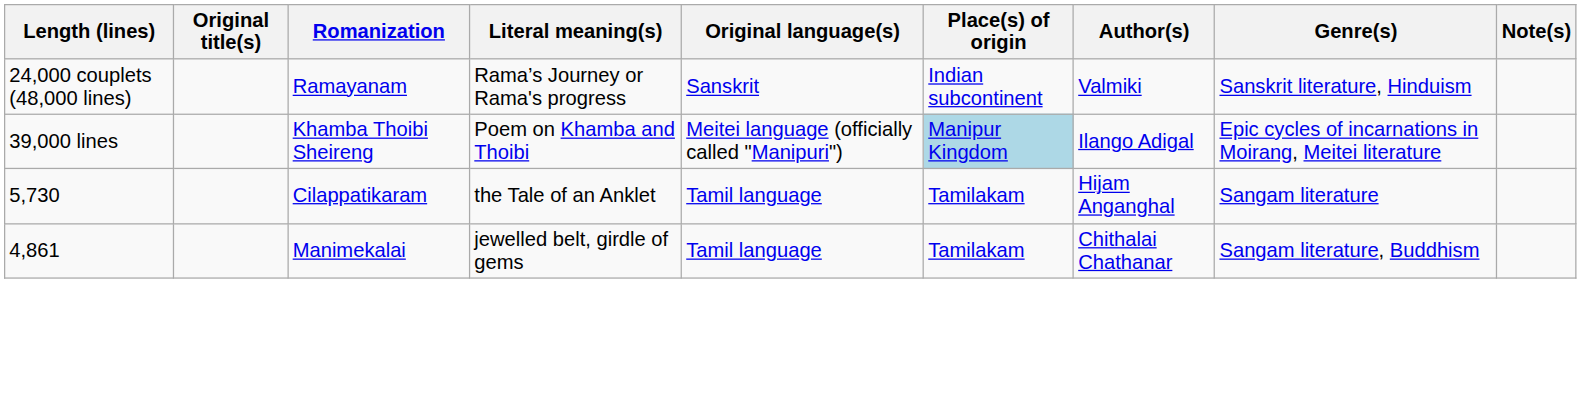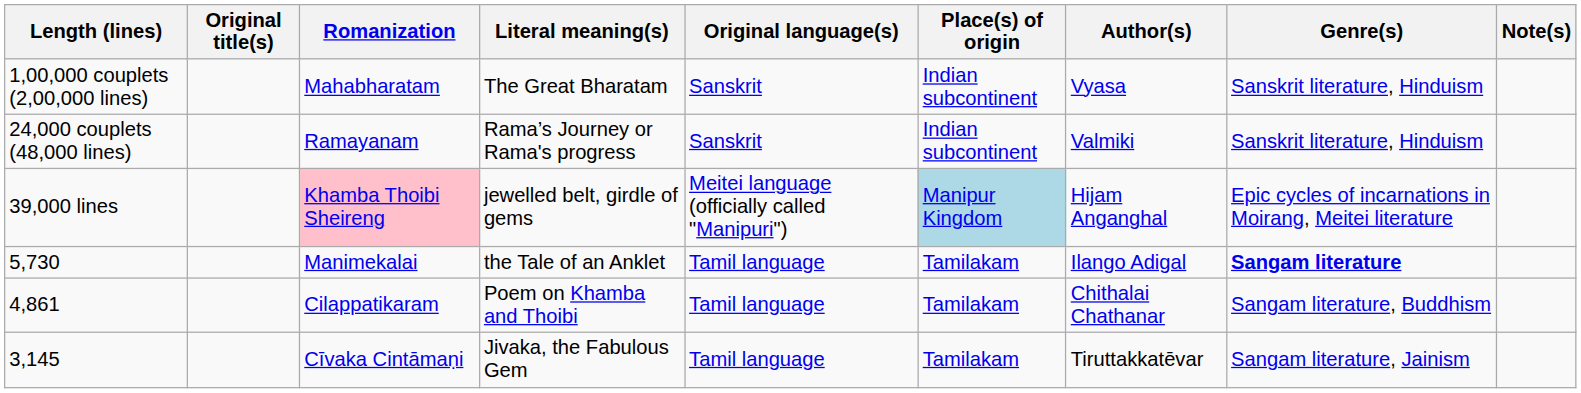+ row: (89, 86)
(360, 141) no background -> (372, 207) pink background
(575, 141) Poem on Khamba and Thoibi -> (581, 207) jewelled belt, girdle of gems
(1136, 141) Ilango Adigal -> (1119, 207) Hijam Anganghal
(360, 195) Cilappatikaram -> (361, 261) Manimekalai
(1126, 195) Hijam Anganghal -> (1129, 261) Ilango Adigal
(1299, 195) normal -> (1316, 261) bold
(349, 250) Manimekalai -> (372, 305) Cilappatikaram
(571, 250) jewelled belt, girdle of gems -> (565, 305) Poem on Khamba and Thoibi
+ row: (35, 359)
